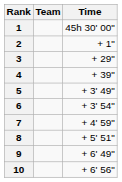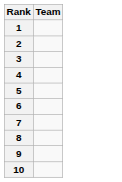- column: (90, 12)
